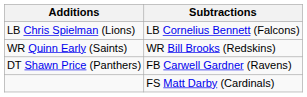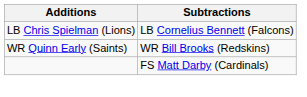- row: (74, 65)
